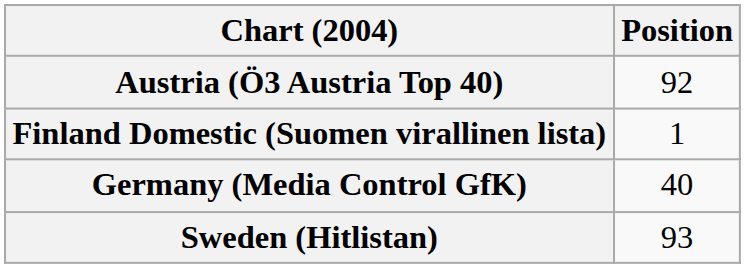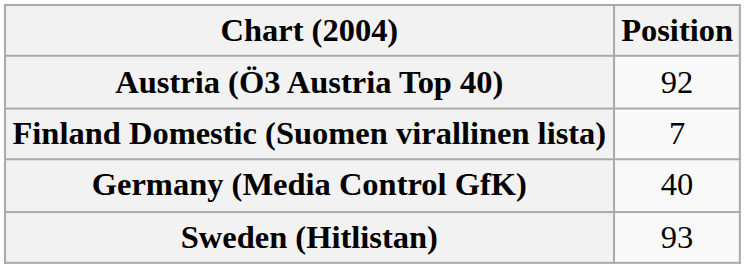(677, 133) 1 -> (677, 133) 7
